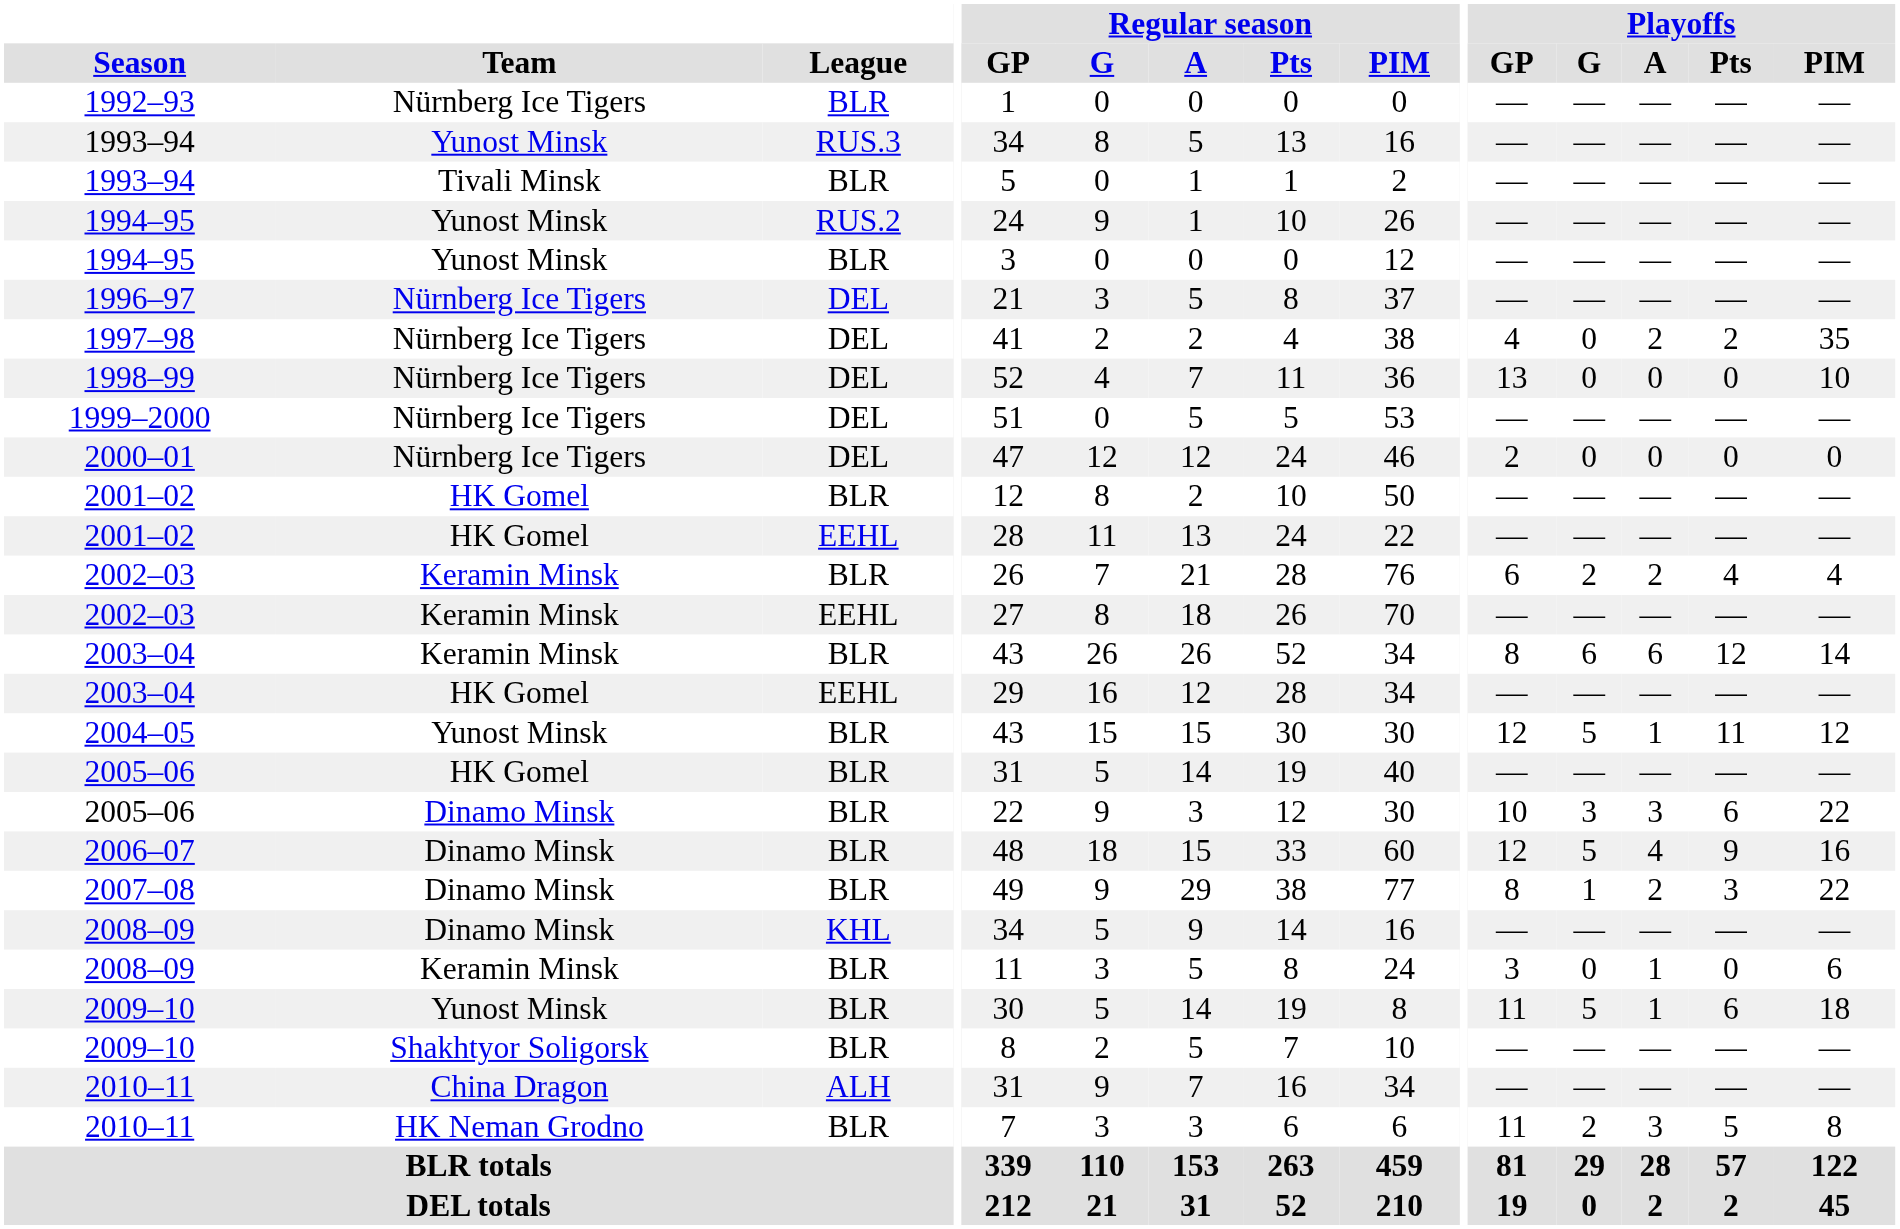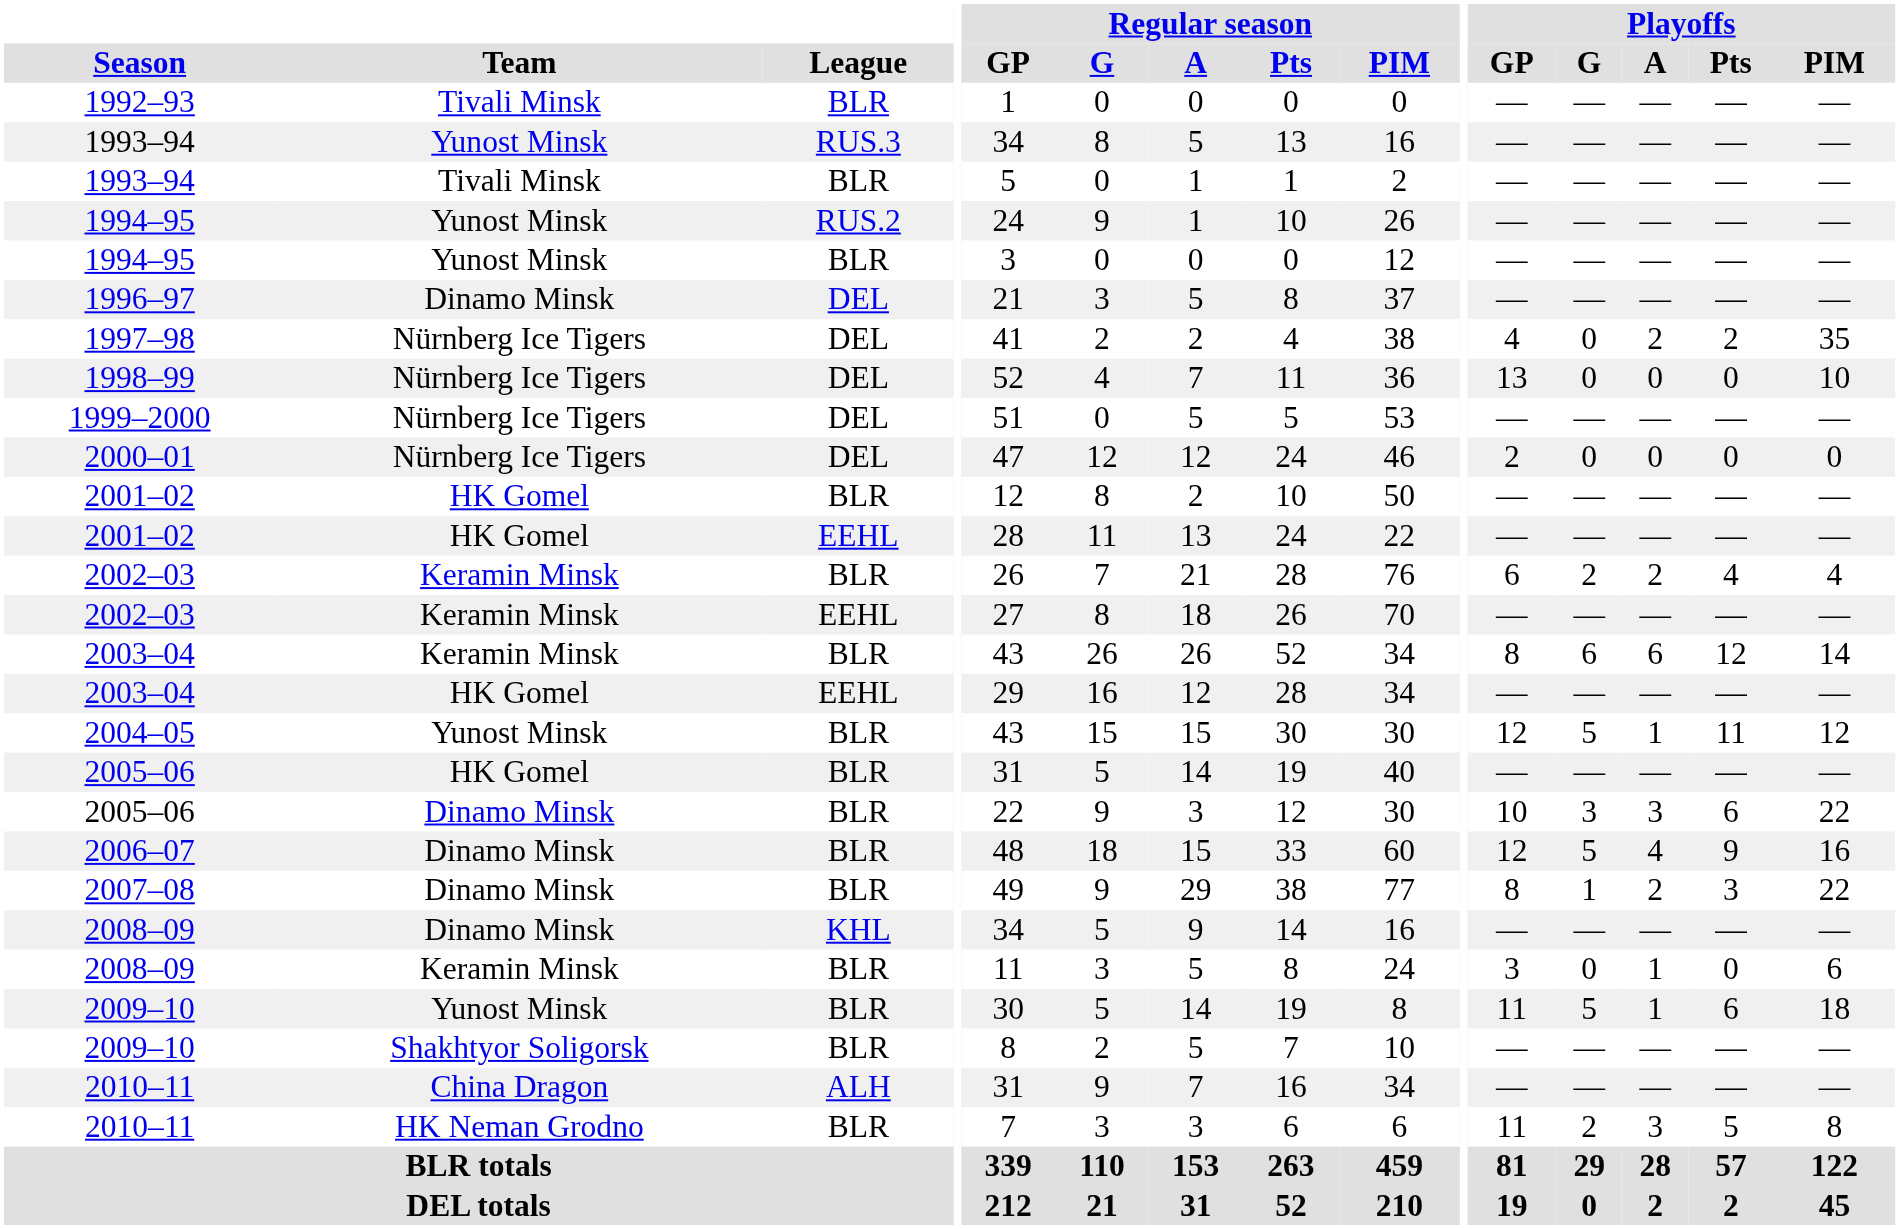(519, 102) Nürnberg Ice Tigers -> (519, 102) Tivali Minsk
(519, 299) Nürnberg Ice Tigers -> (519, 299) Dinamo Minsk
